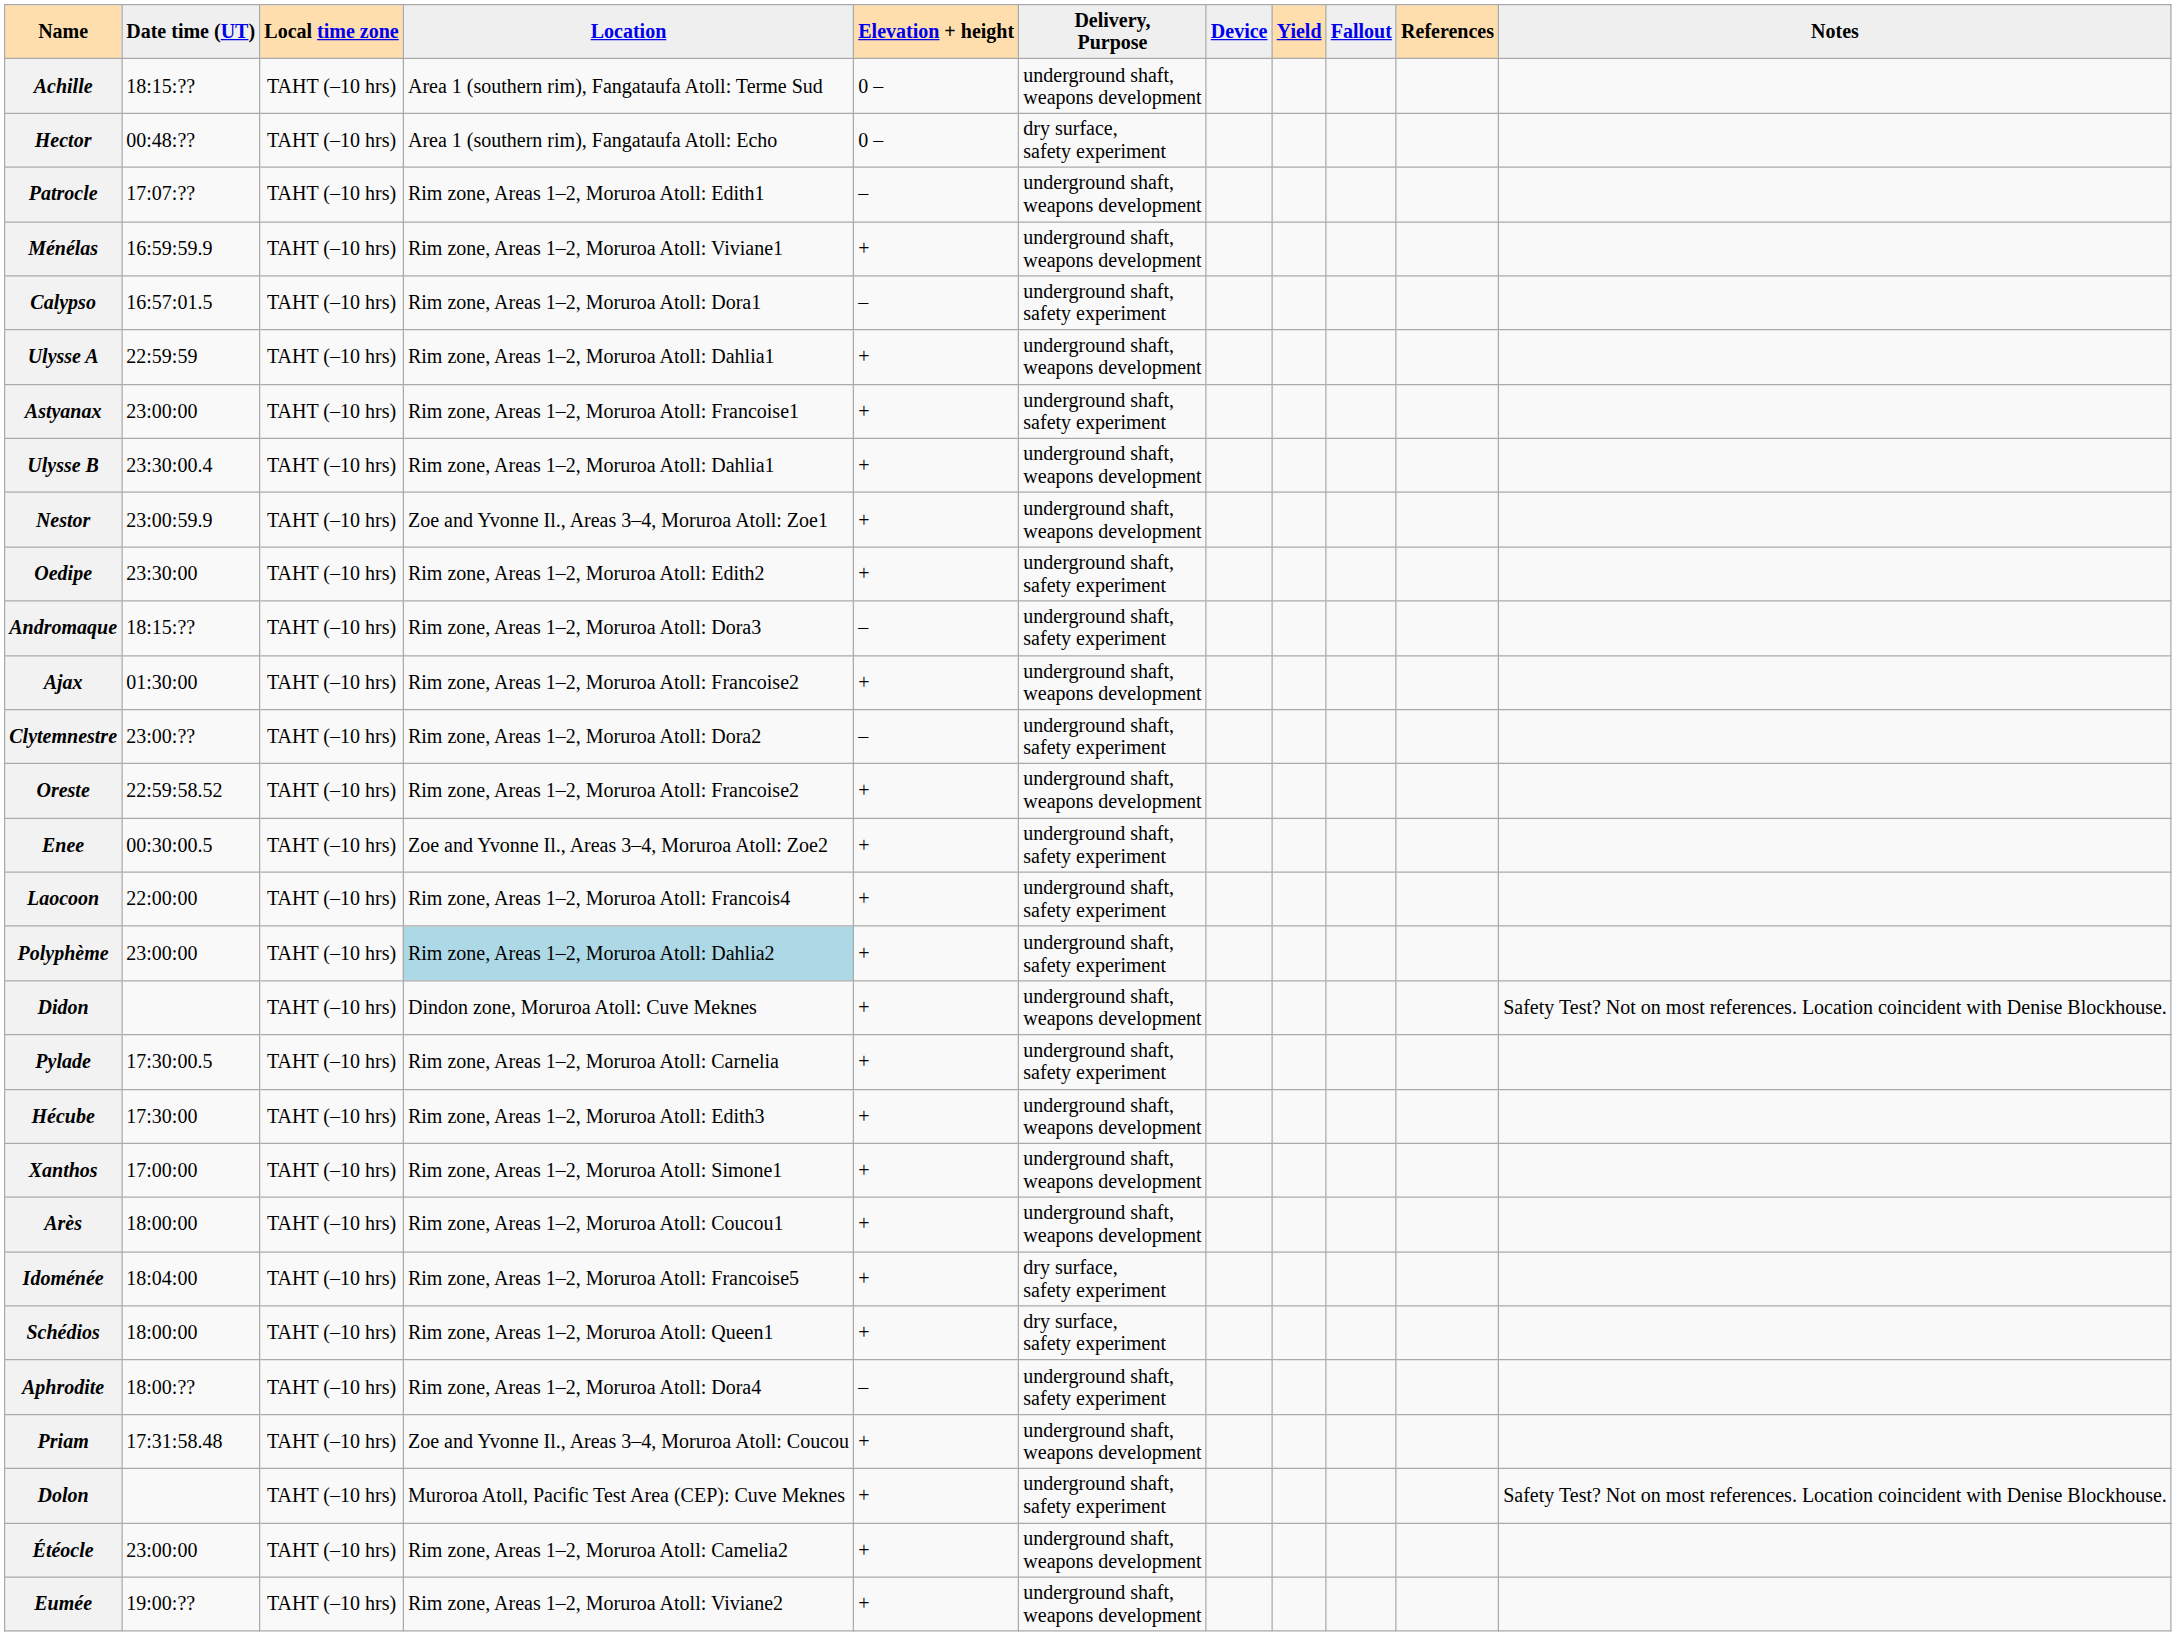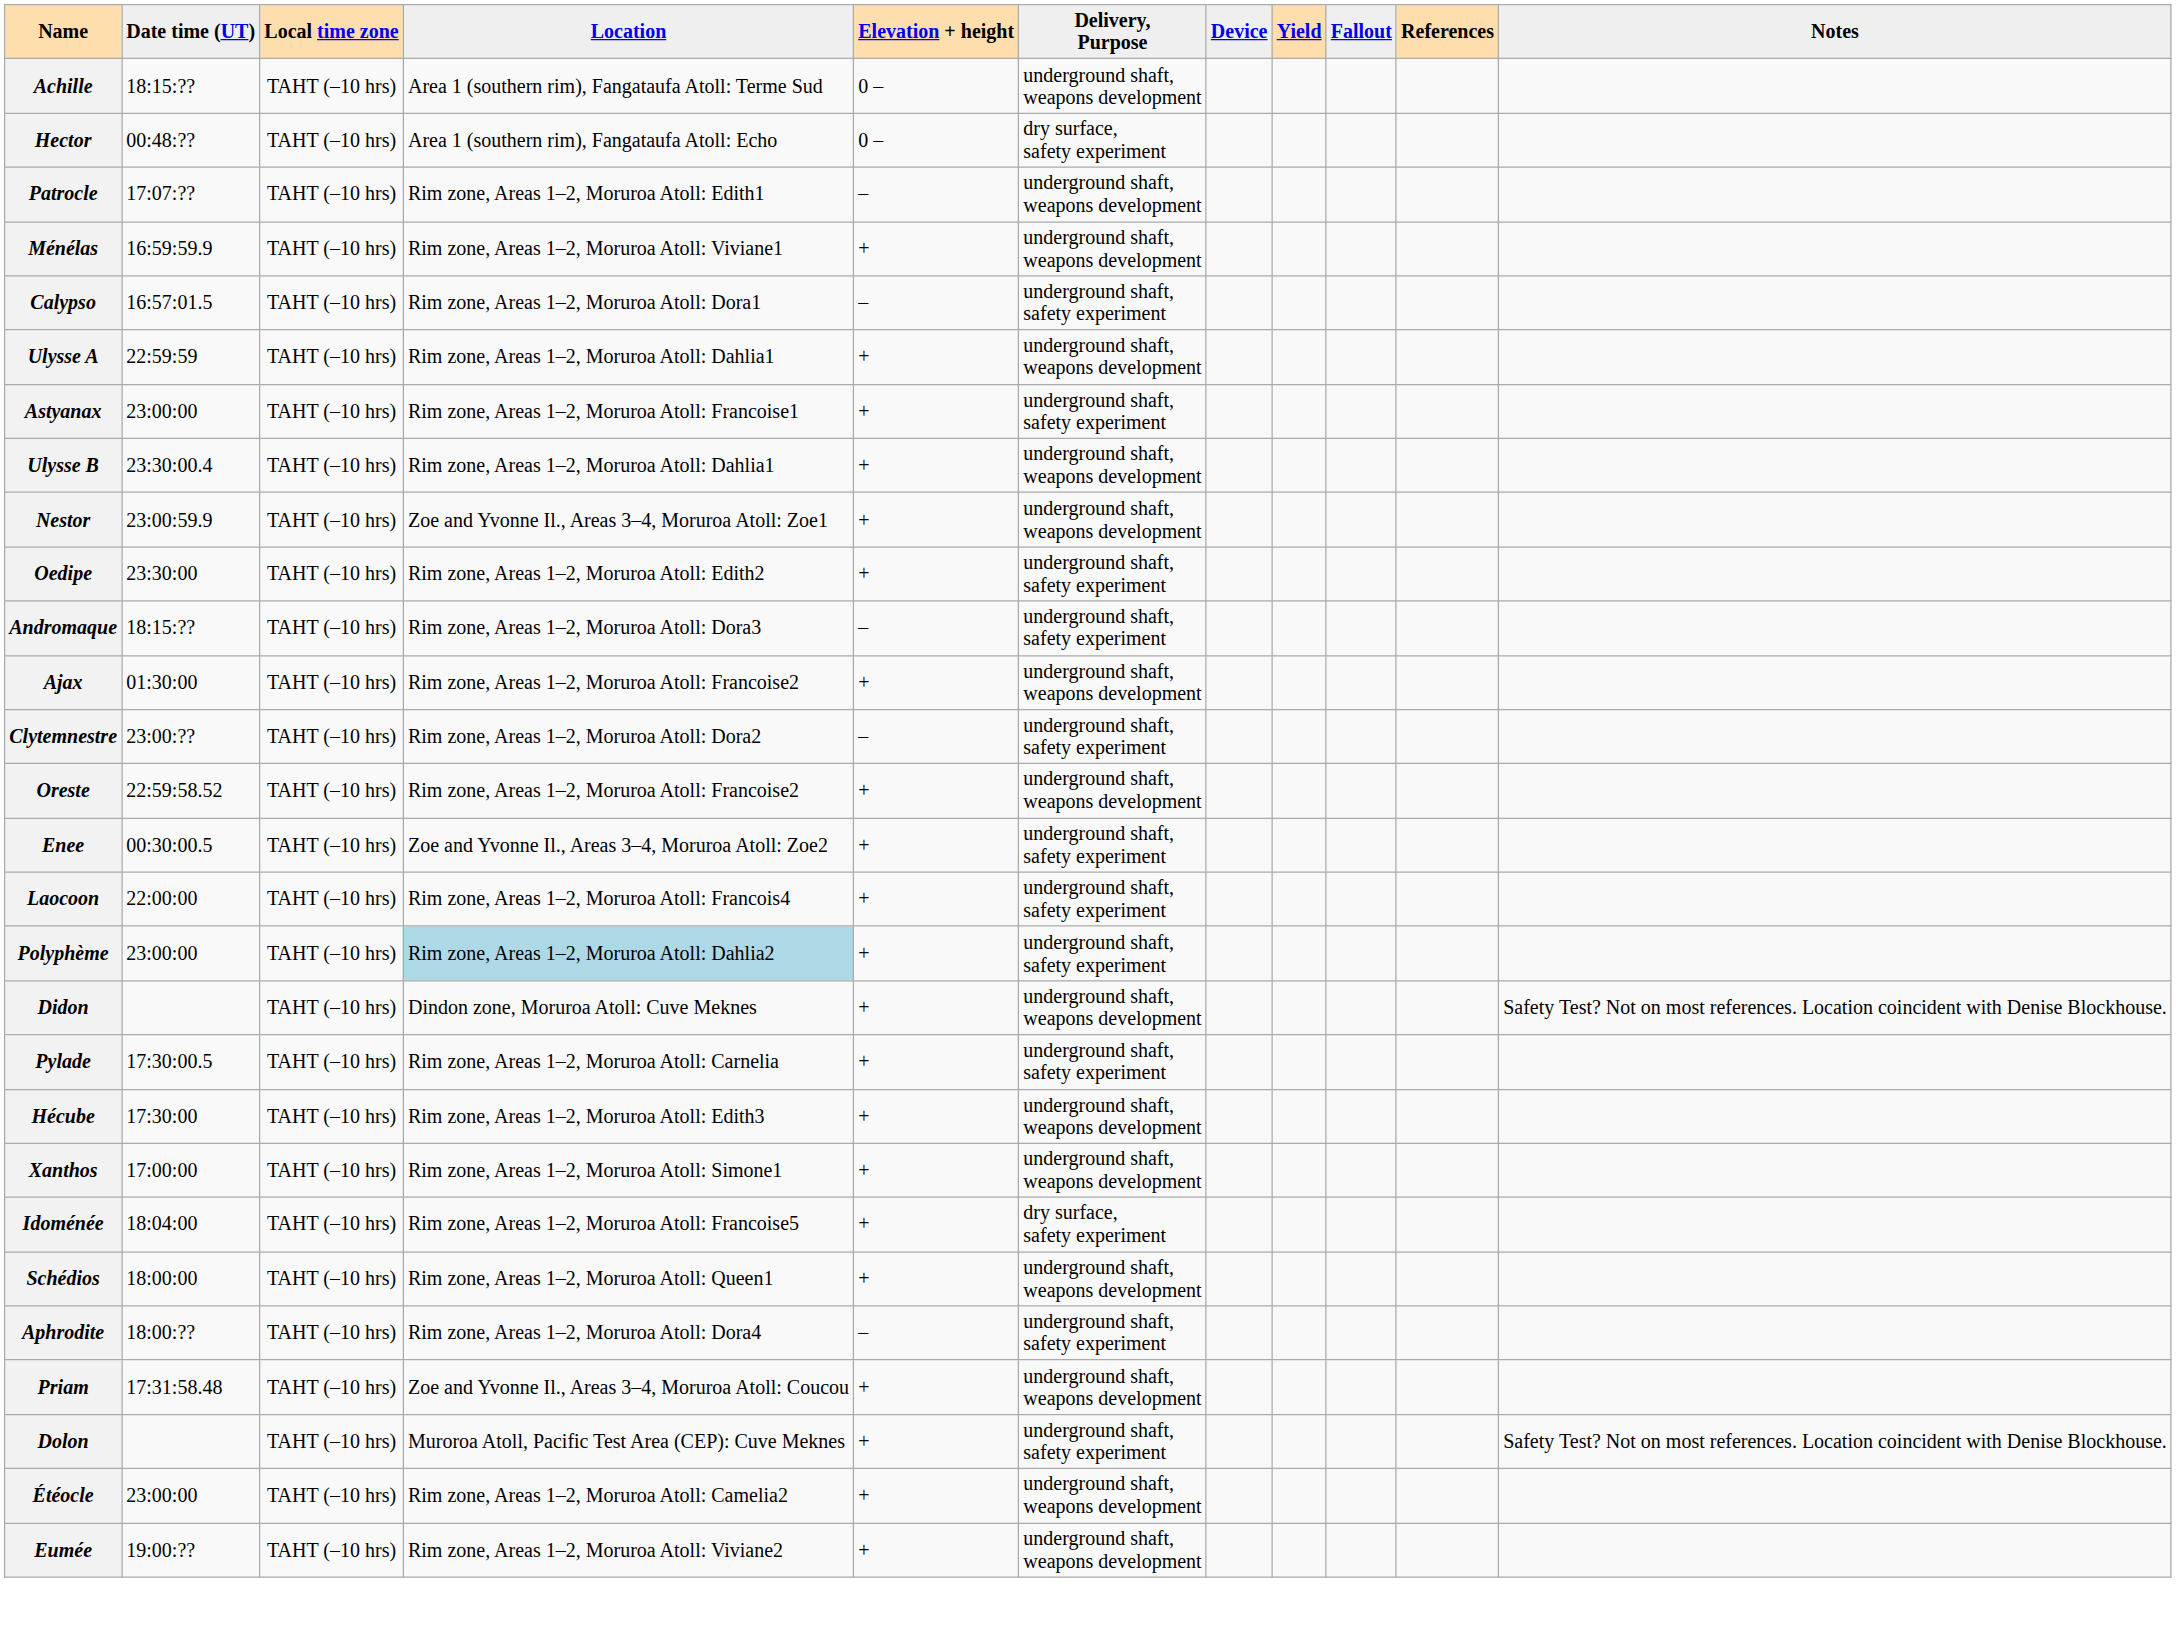- row: (63, 1224)
(1095, 1332) dry surface, safety experiment -> (1112, 1278) underground shaft, weapons development
